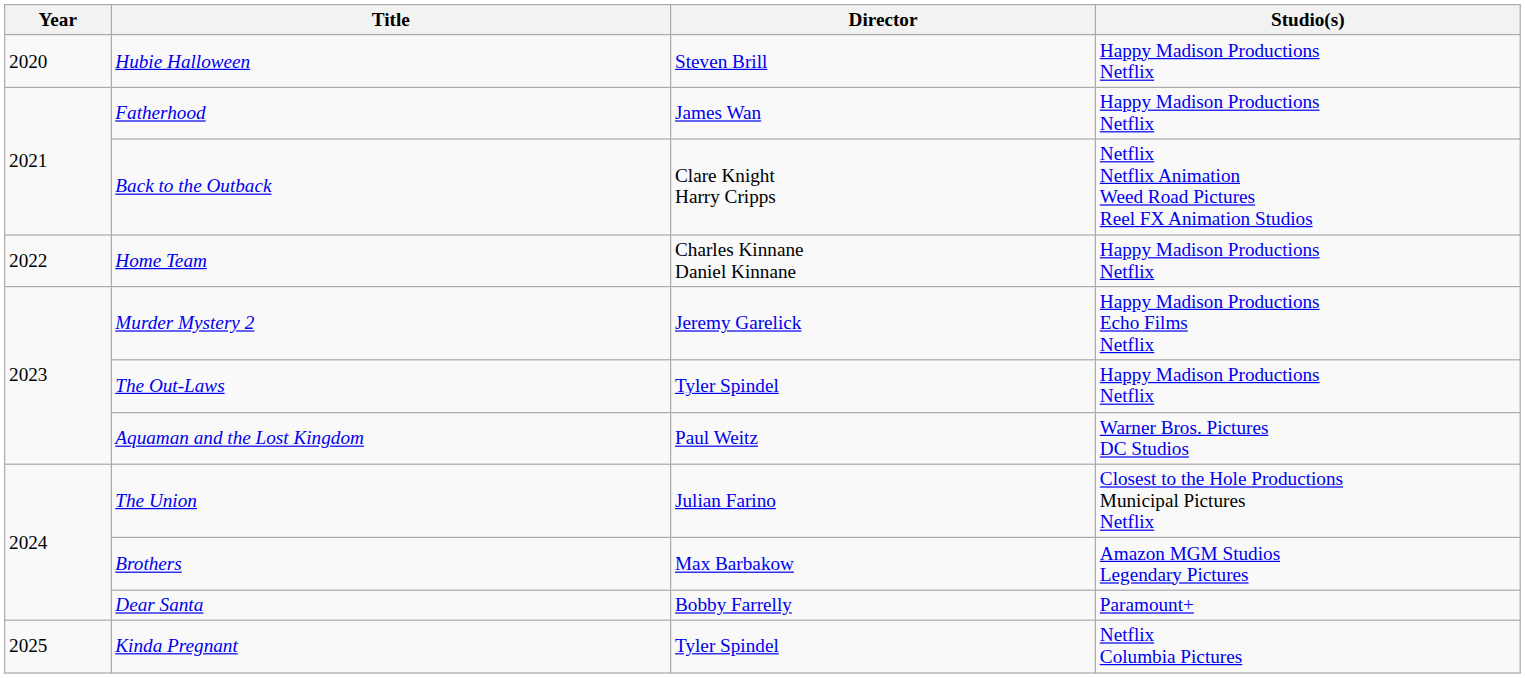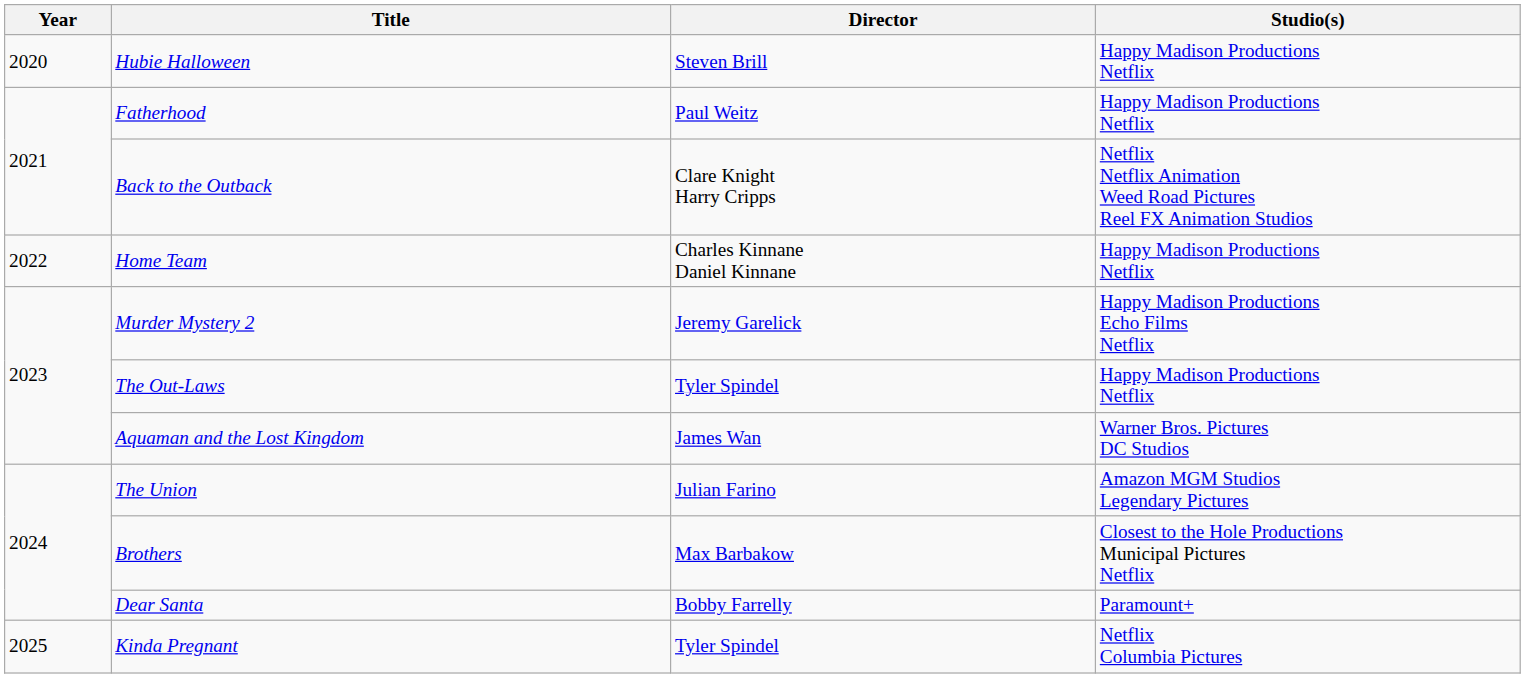(718, 113) James Wan -> (716, 113) Paul Weitz
(716, 438) Paul Weitz -> (718, 438) James Wan
(1221, 500) Closest to the Hole Productions Municipal Pictures Netflix -> (1190, 490) Amazon MGM Studios Legendary Pictures
(1190, 563) Amazon MGM Studios Legendary Pictures -> (1221, 552) Closest to the Hole Productions Municipal Pictures Netflix
